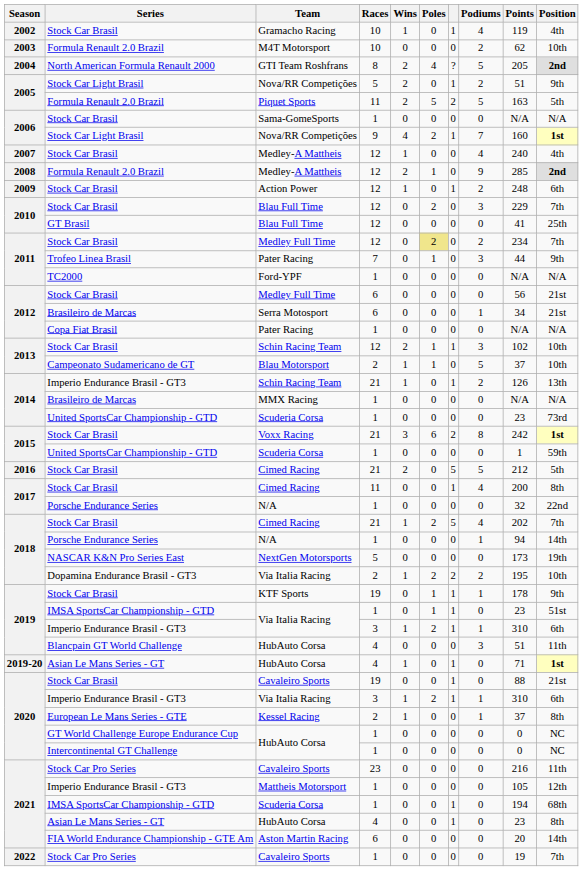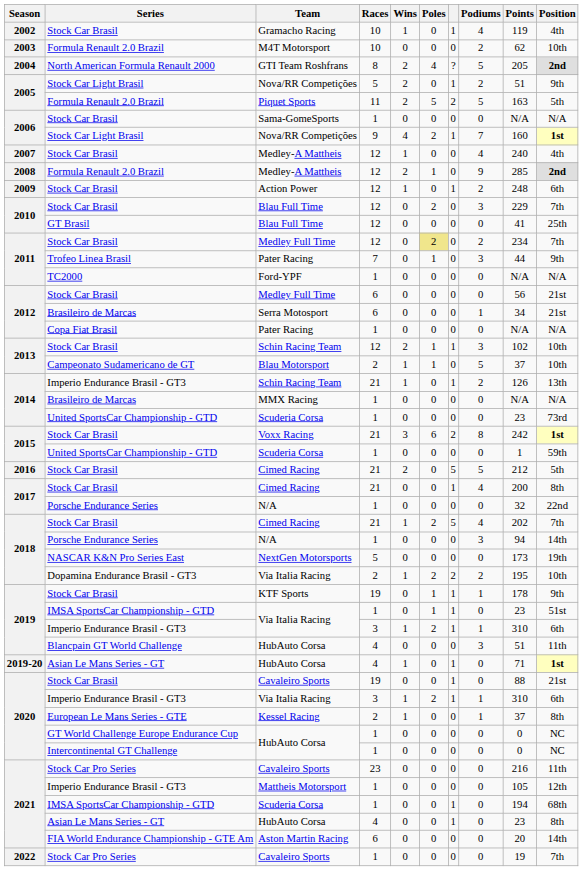(375, 488) 11 -> (375, 488) 21
(481, 540) 1 -> (481, 540) 3
